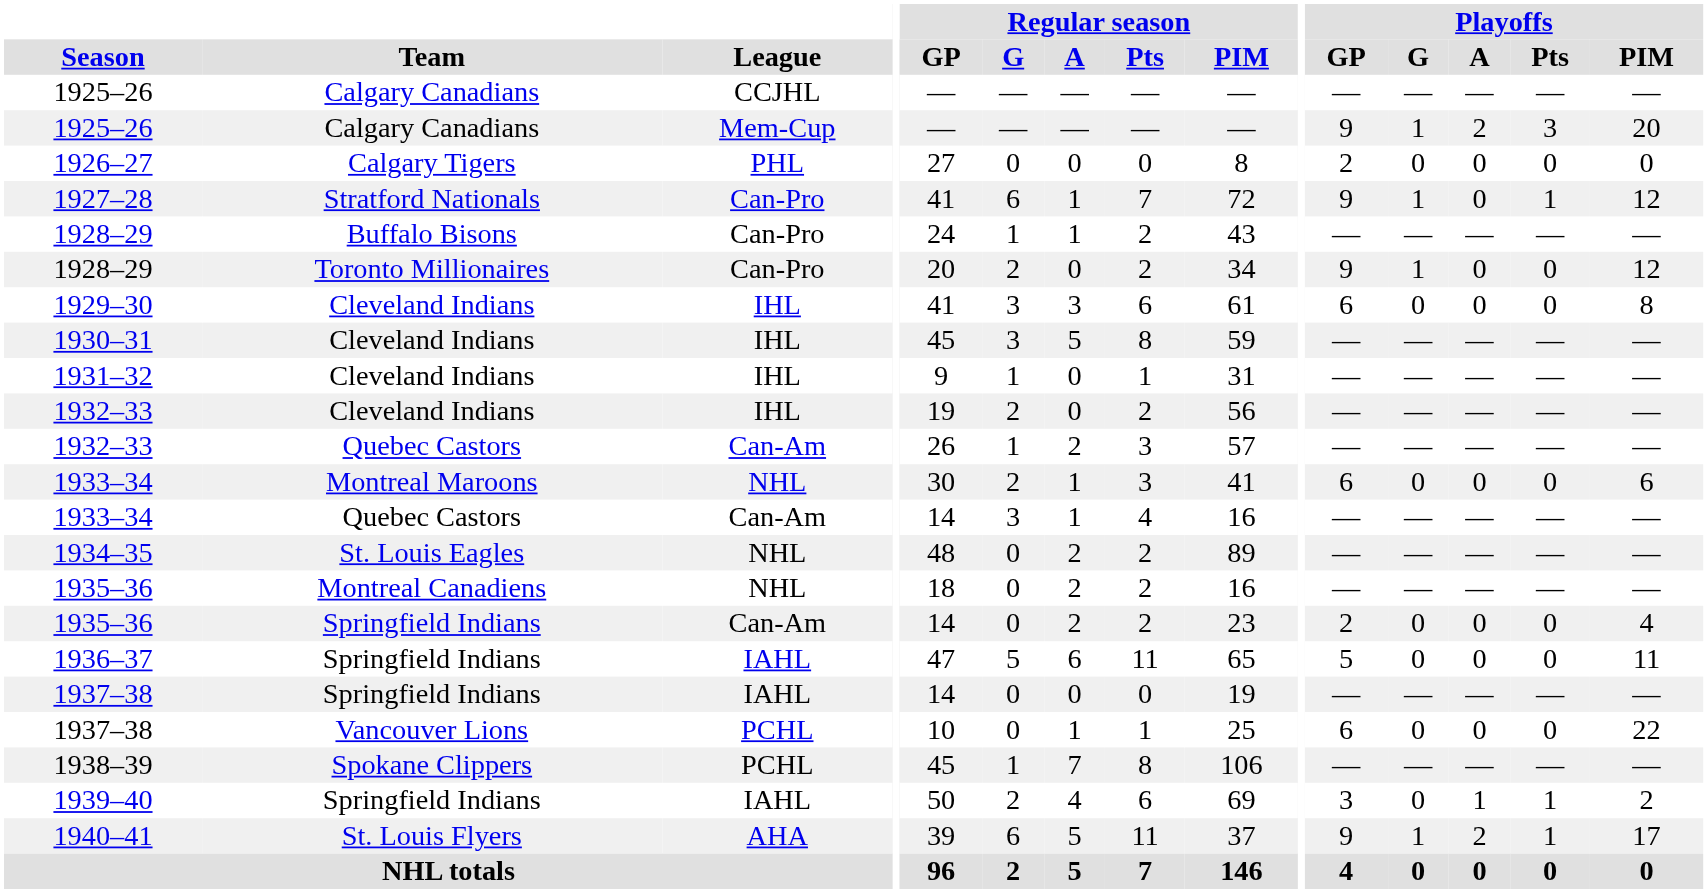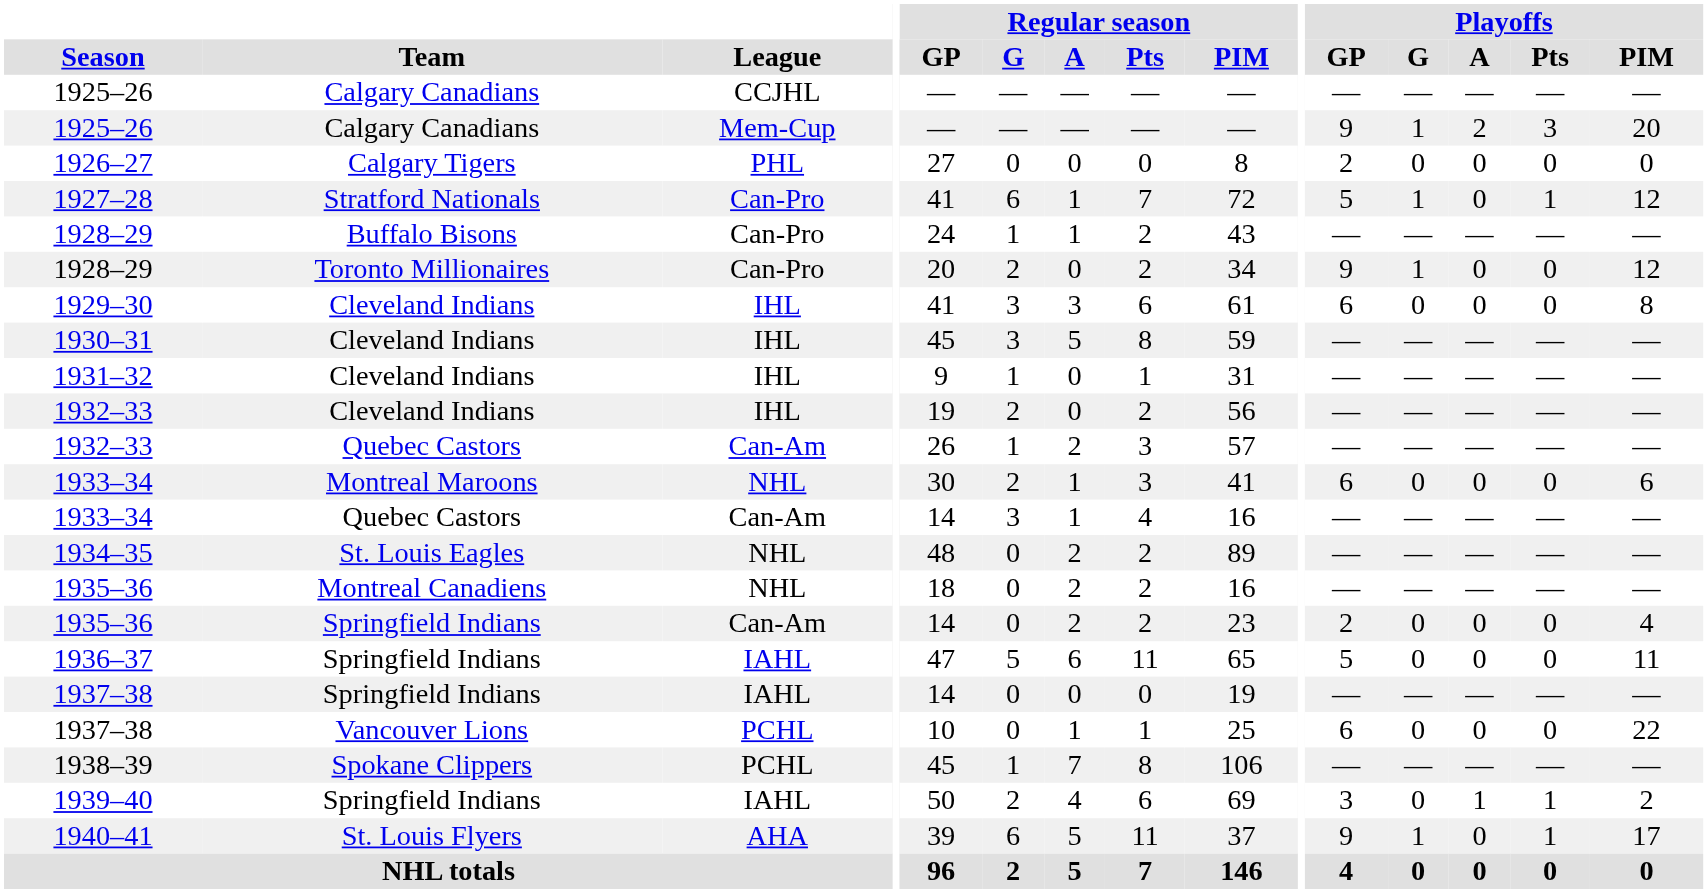(1346, 198) 9 -> (1346, 198) 5
(1480, 835) 2 -> (1480, 835) 0
